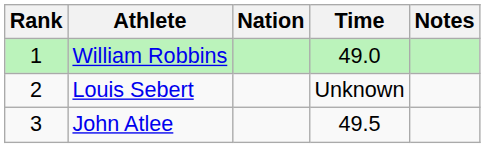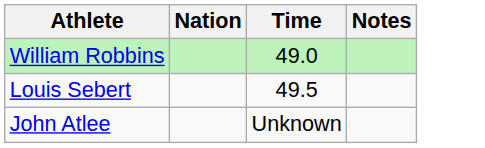- column: (36, 21)
(359, 90) Unknown -> (297, 90) 49.5
(359, 124) 49.5 -> (297, 124) Unknown
